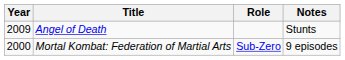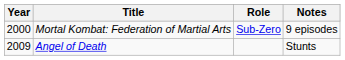rows swapped: (133, 47) <-> (71, 30)
